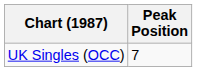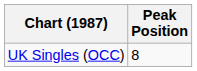(135, 54) 7 -> (135, 54) 8
